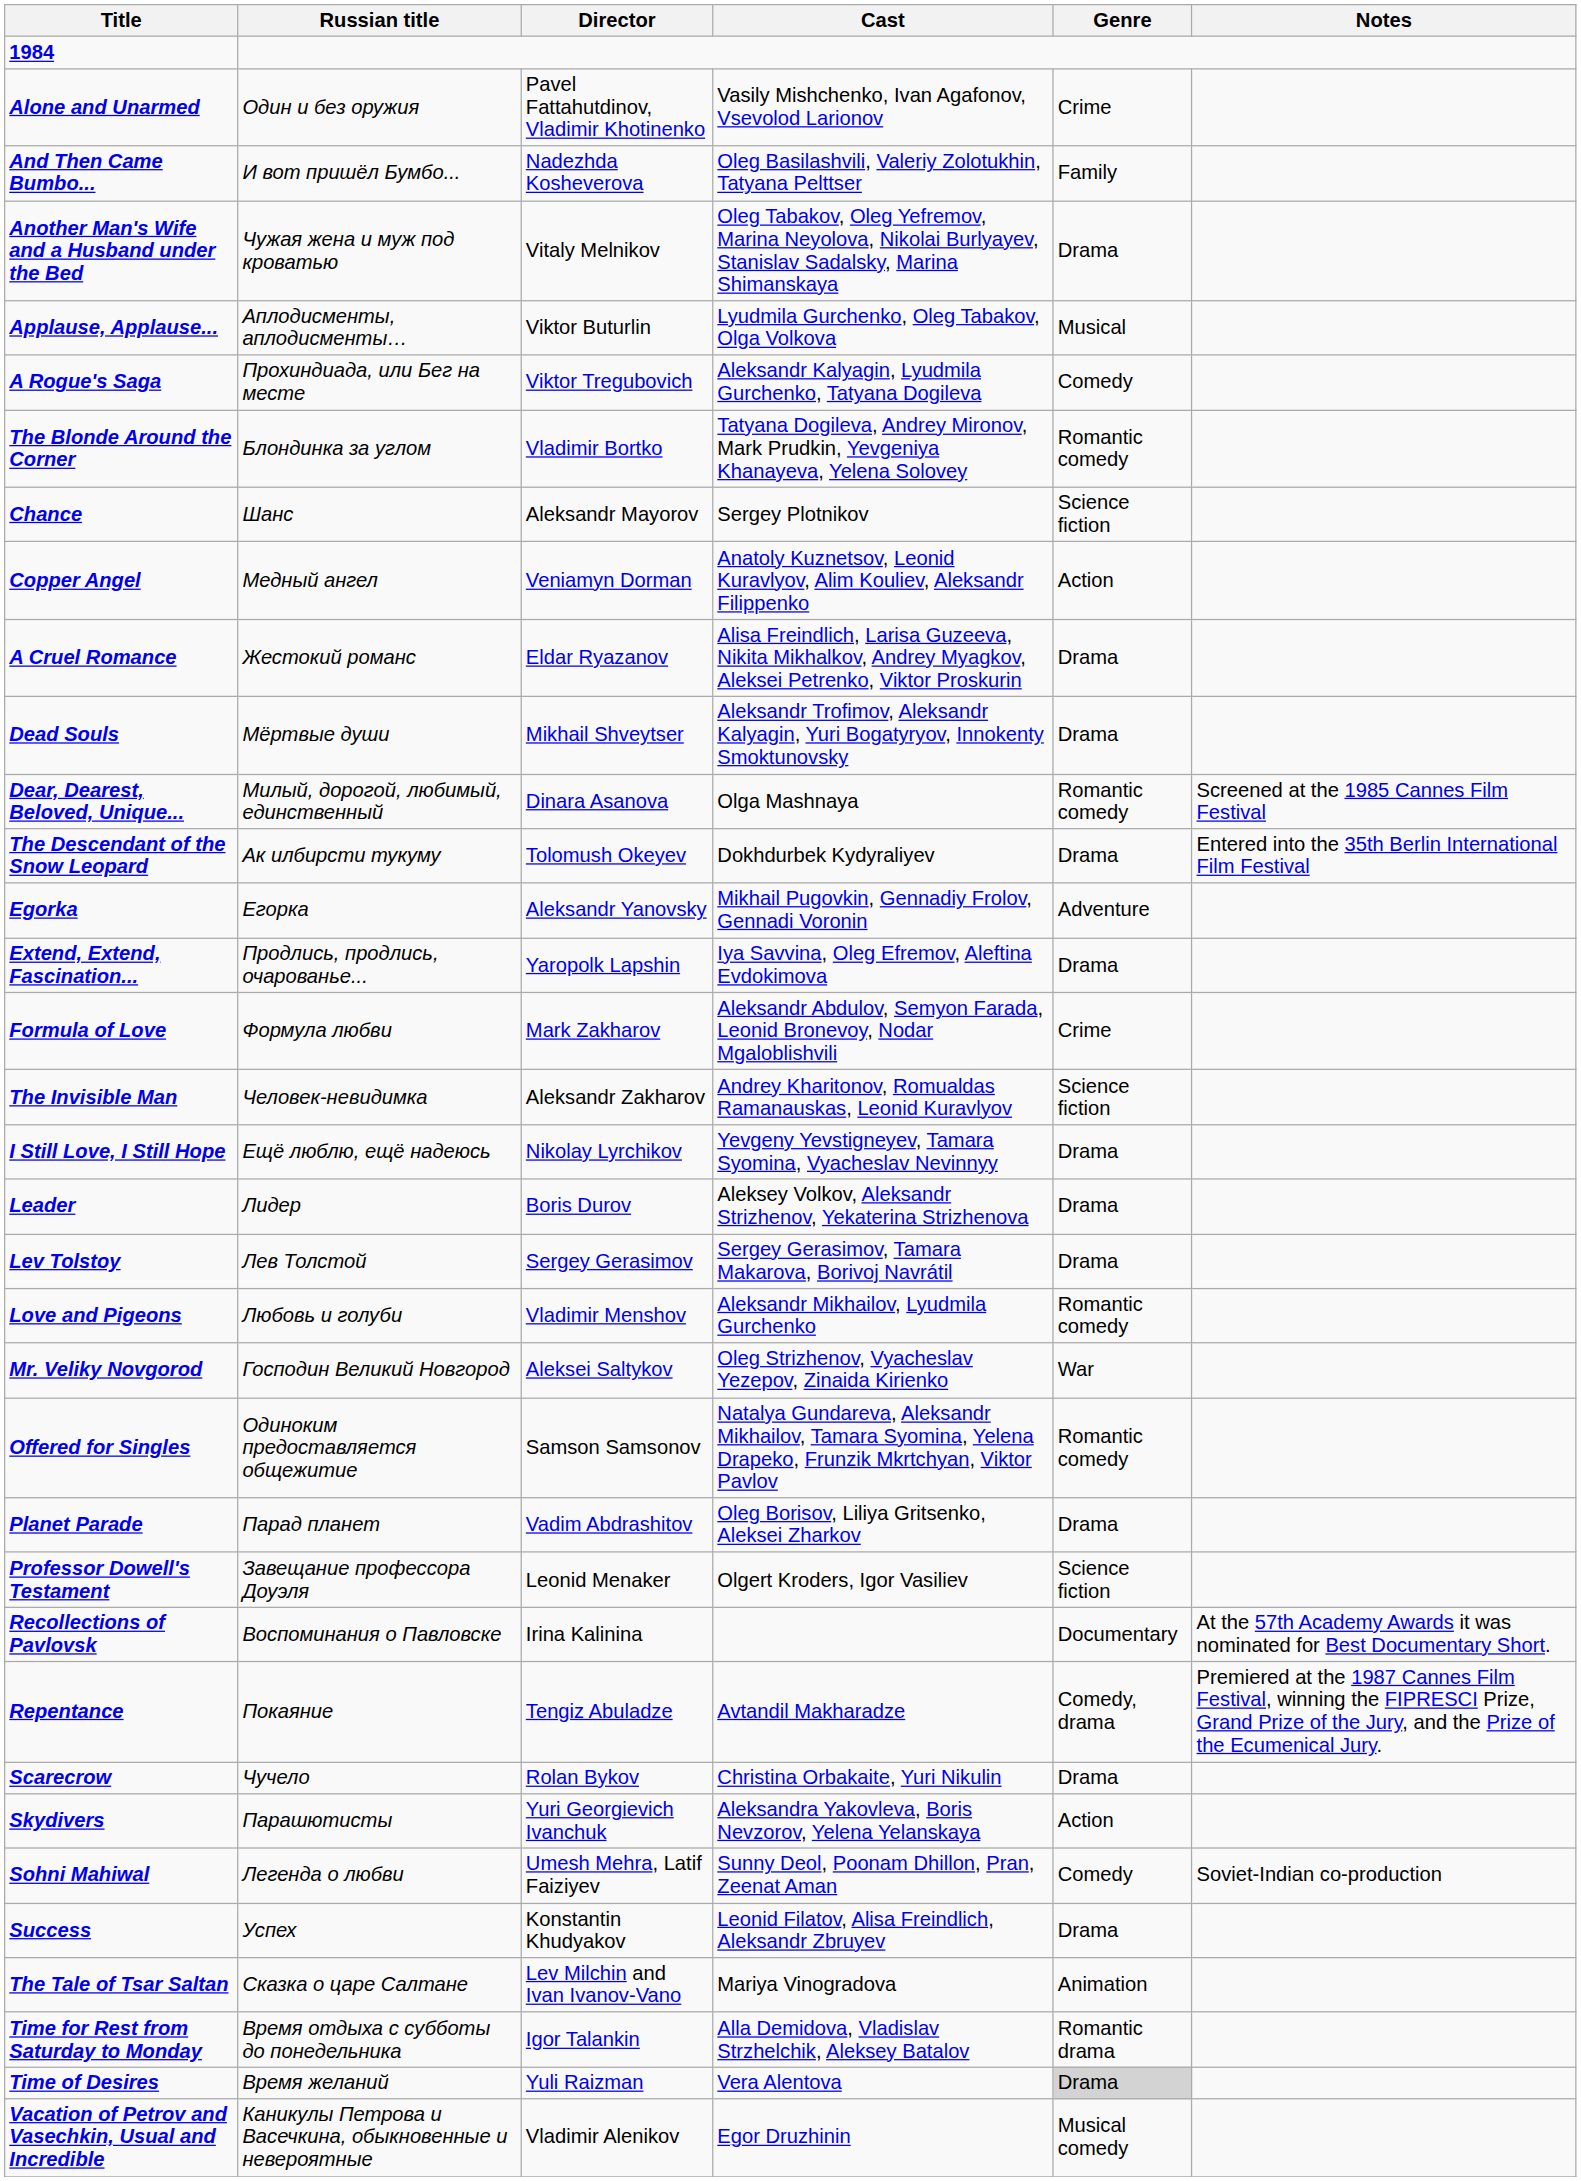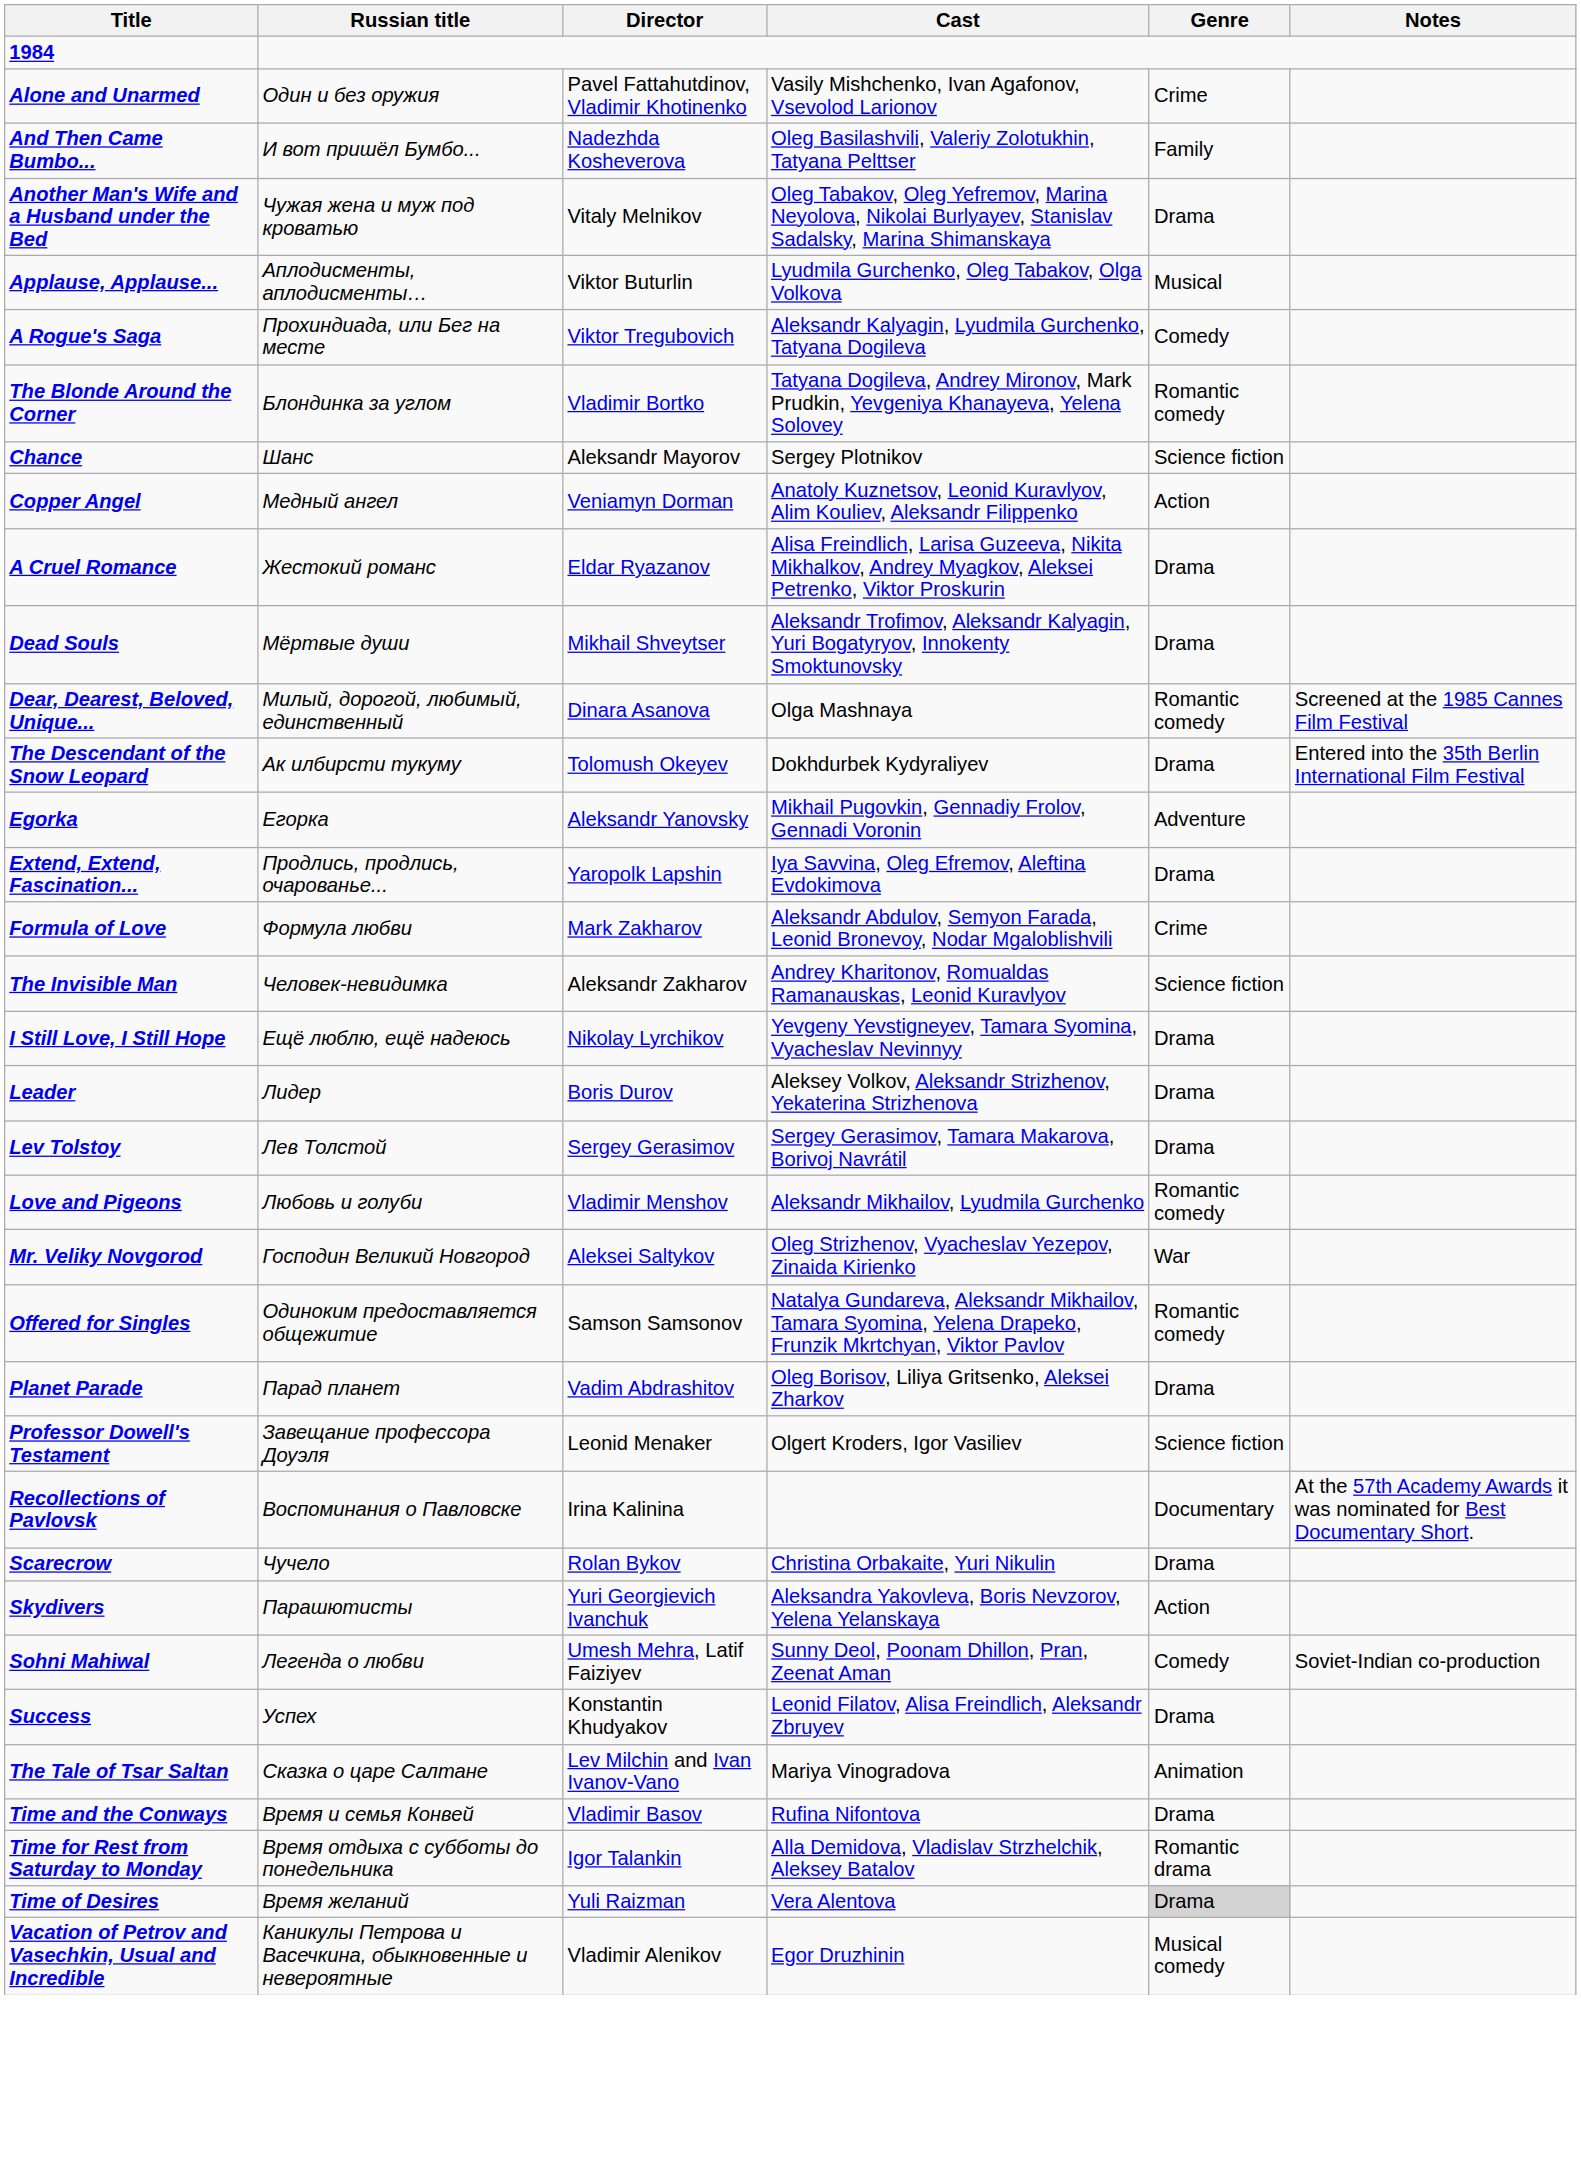- row: (66, 1711)
+ row: (118, 1814)
